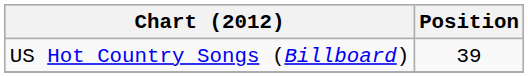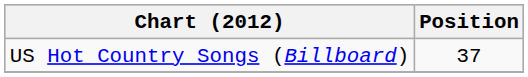(469, 56) 39 -> (469, 56) 37
